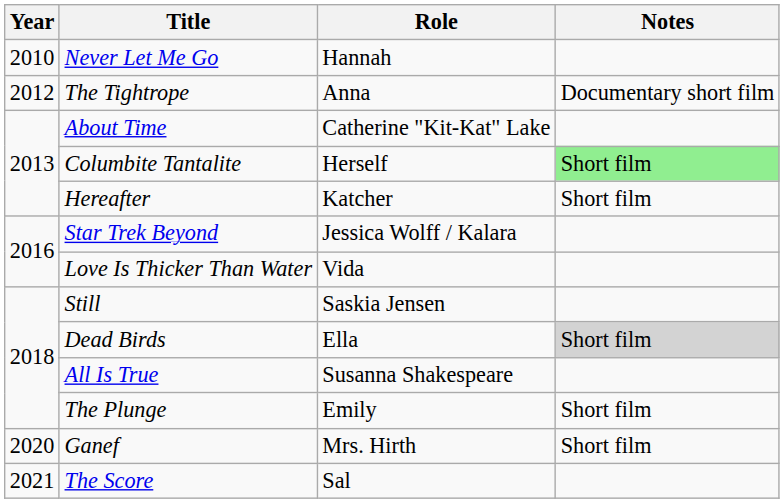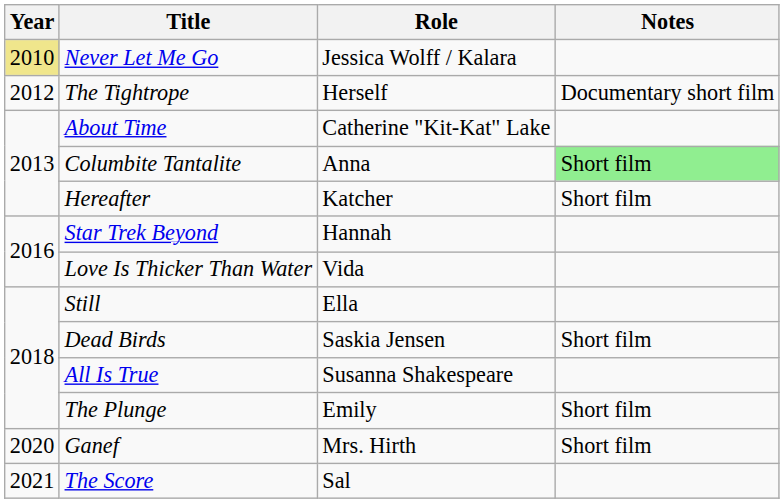(32, 57) no background -> (32, 57) khaki background
(357, 57) Hannah -> (420, 57) Jessica Wolff / Kalara
(346, 92) Anna -> (355, 92) Herself
(355, 163) Herself -> (346, 163) Anna
(420, 233) Jessica Wolff / Kalara -> (357, 233) Hannah
(384, 304) Saskia Jensen -> (340, 304) Ella
(340, 339) Ella -> (384, 339) Saskia Jensen
(606, 339) lightgrey background -> (606, 339) no background
